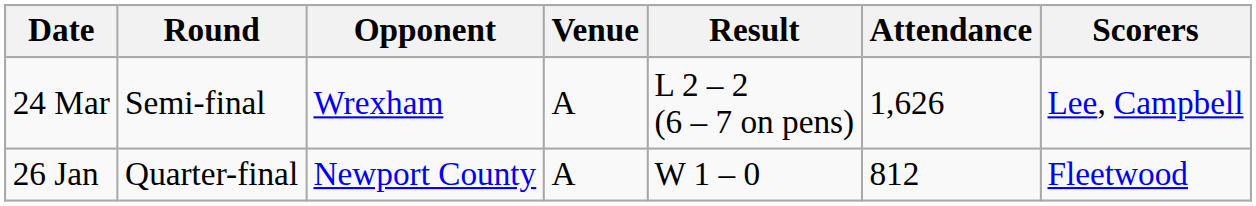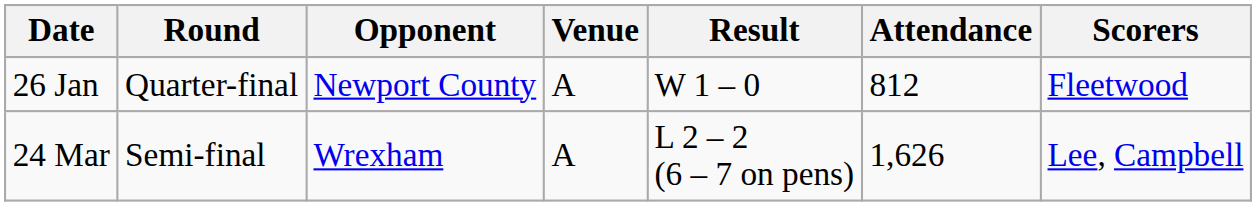rows swapped: (56, 173) <-> (61, 102)
